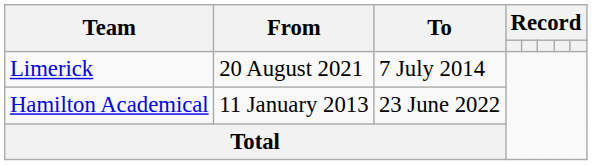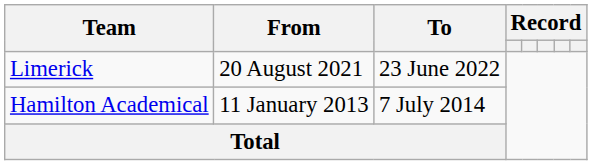(432, 69) 7 July 2014 -> (440, 69) 23 June 2022
(440, 105) 23 June 2022 -> (432, 105) 7 July 2014
